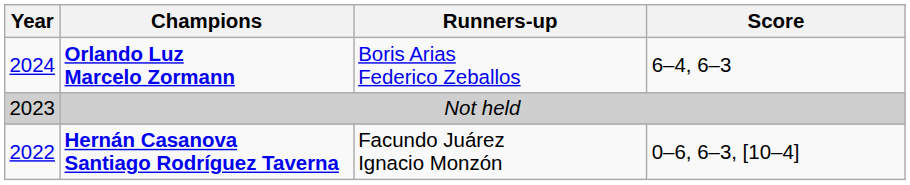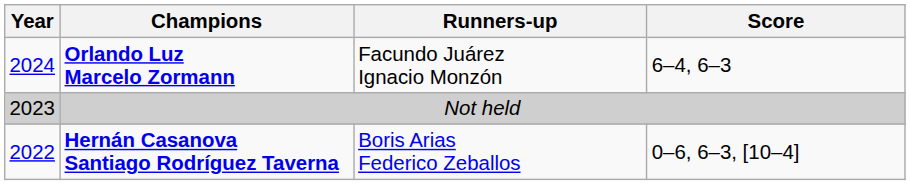(439, 65) Boris Arias Federico Zeballos -> (431, 65) Facundo Juárez Ignacio Monzón
(431, 152) Facundo Juárez Ignacio Monzón -> (439, 152) Boris Arias Federico Zeballos
